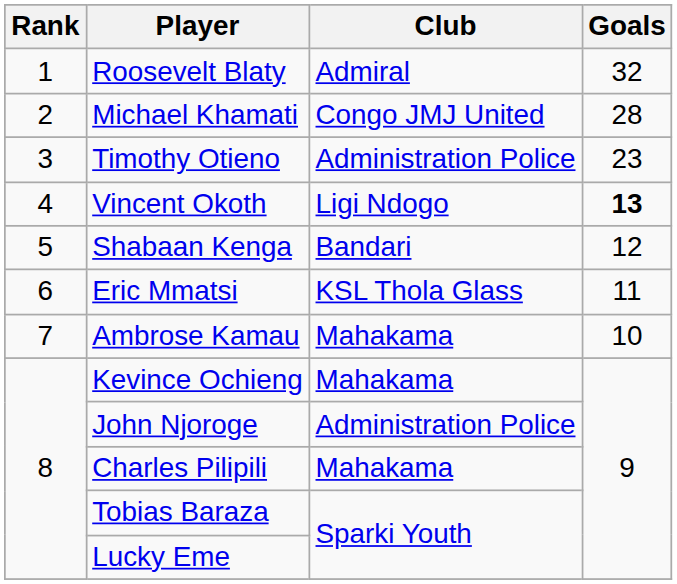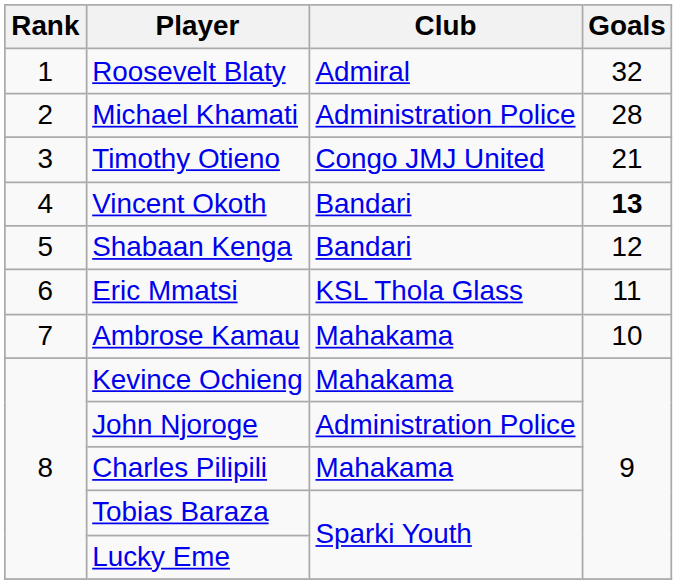(430, 114) Congo JMJ United -> (445, 114) Administration Police
(445, 159) Administration Police -> (430, 159) Congo JMJ United
(627, 159) 23 -> (627, 159) 21
(382, 203) Ligi Ndogo -> (364, 203) Bandari
